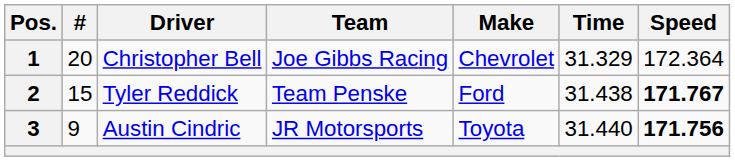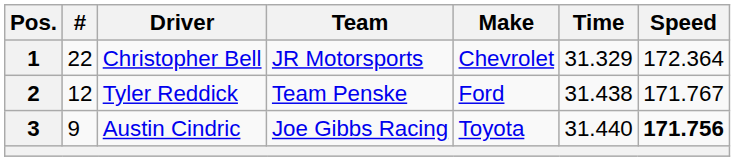(80, 58) 20 -> (80, 58) 22
(360, 58) Joe Gibbs Racing -> (348, 58) JR Motorsports
(80, 93) 15 -> (80, 93) 12
(684, 93) bold -> (684, 93) normal
(348, 129) JR Motorsports -> (360, 129) Joe Gibbs Racing
